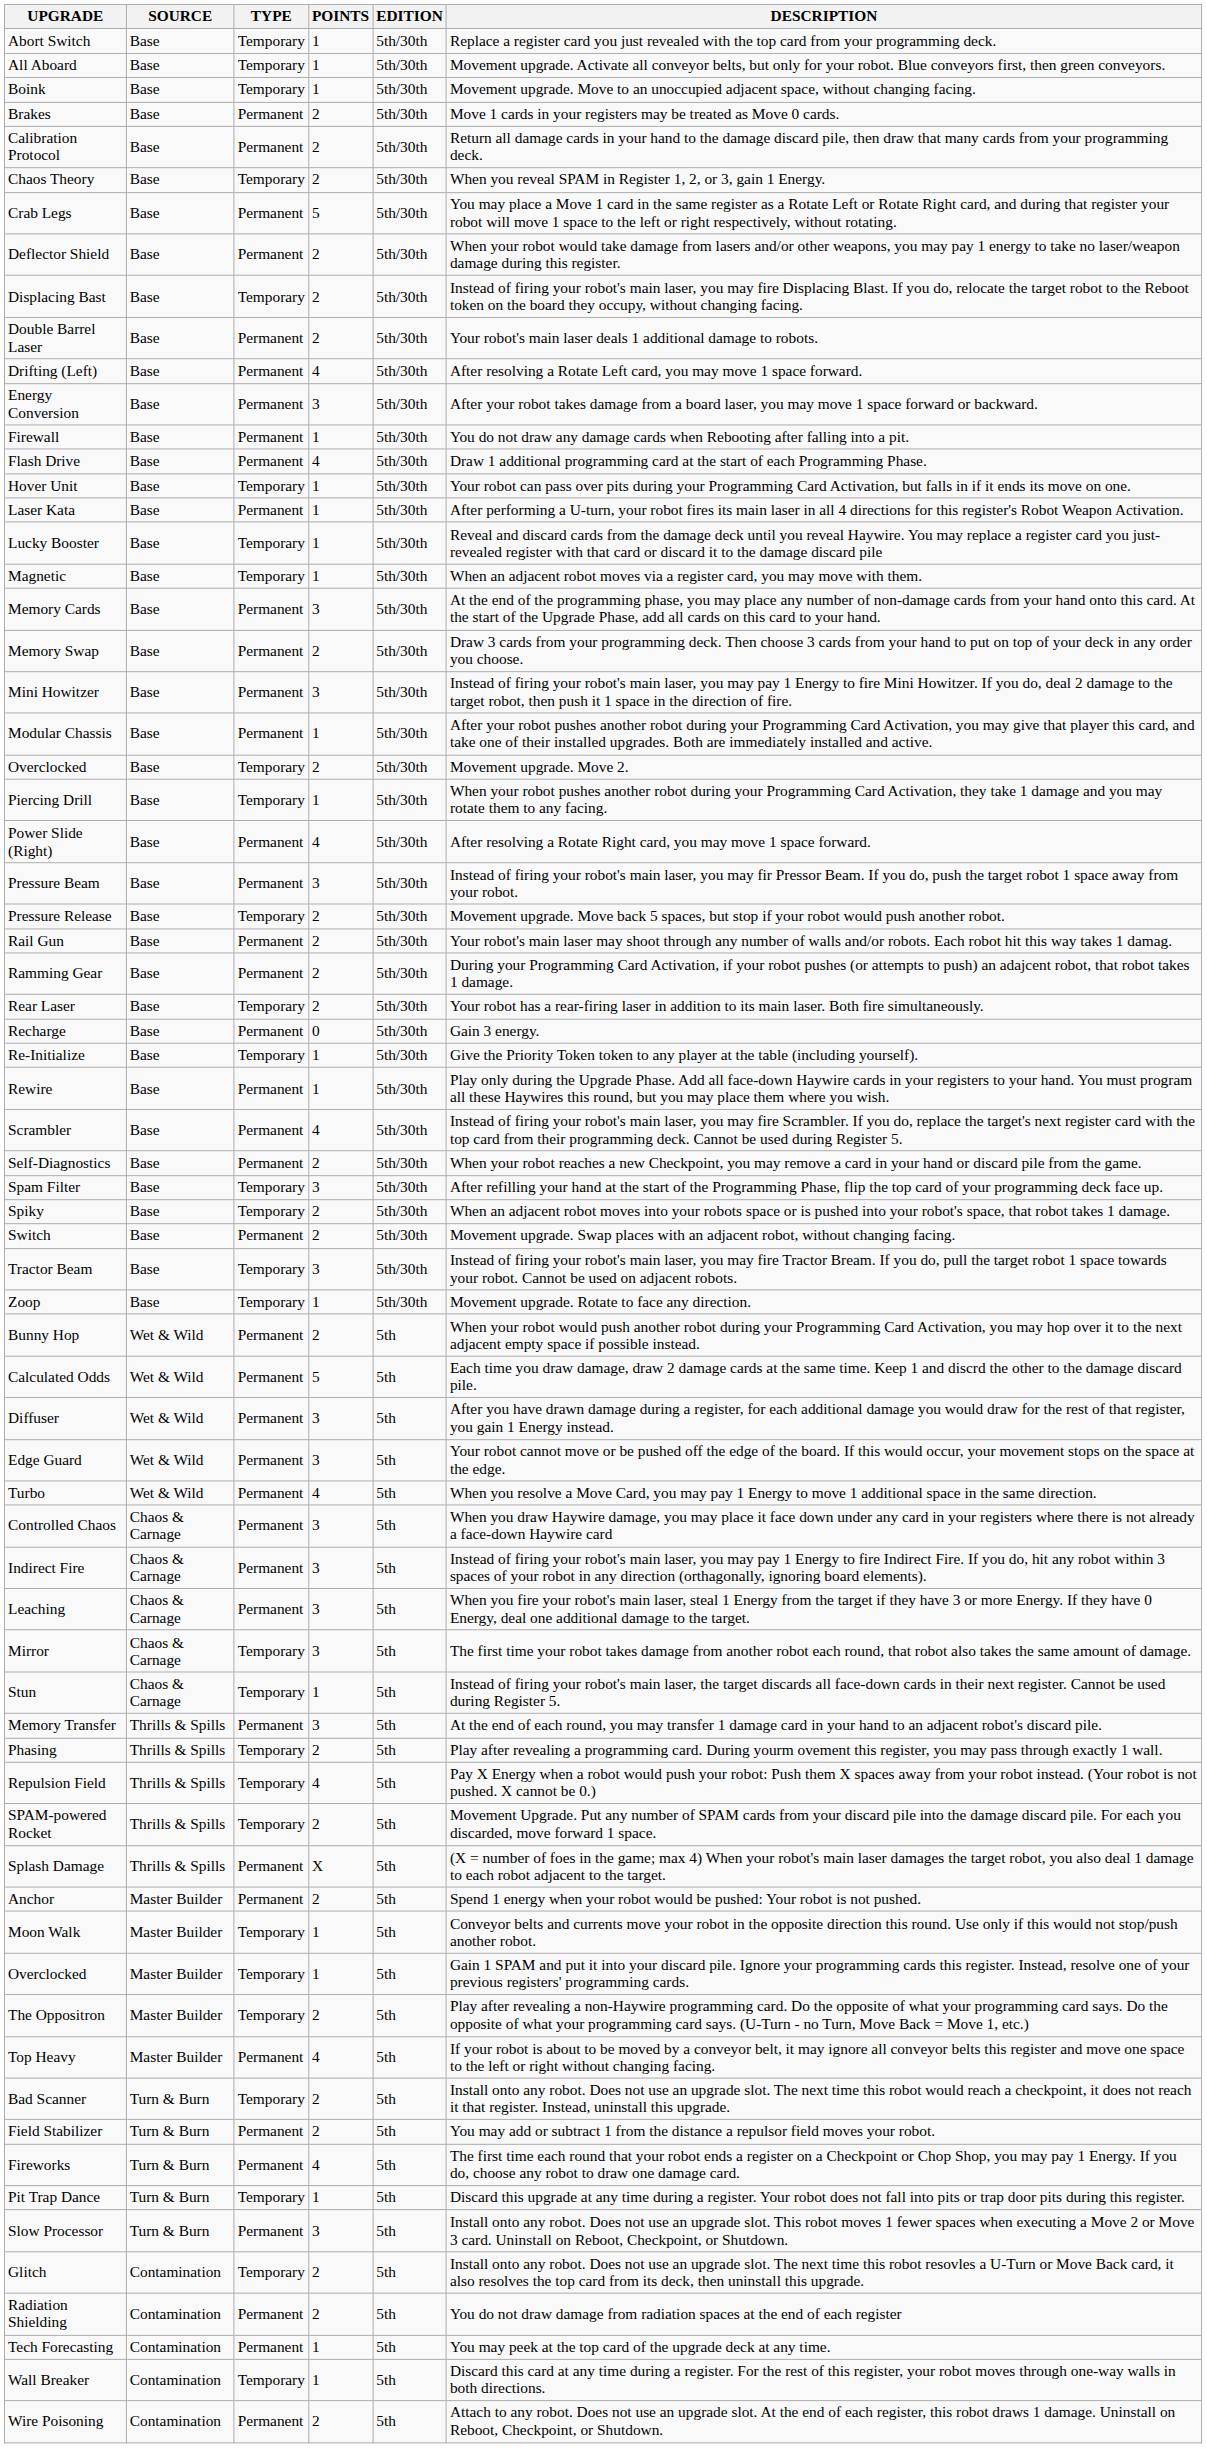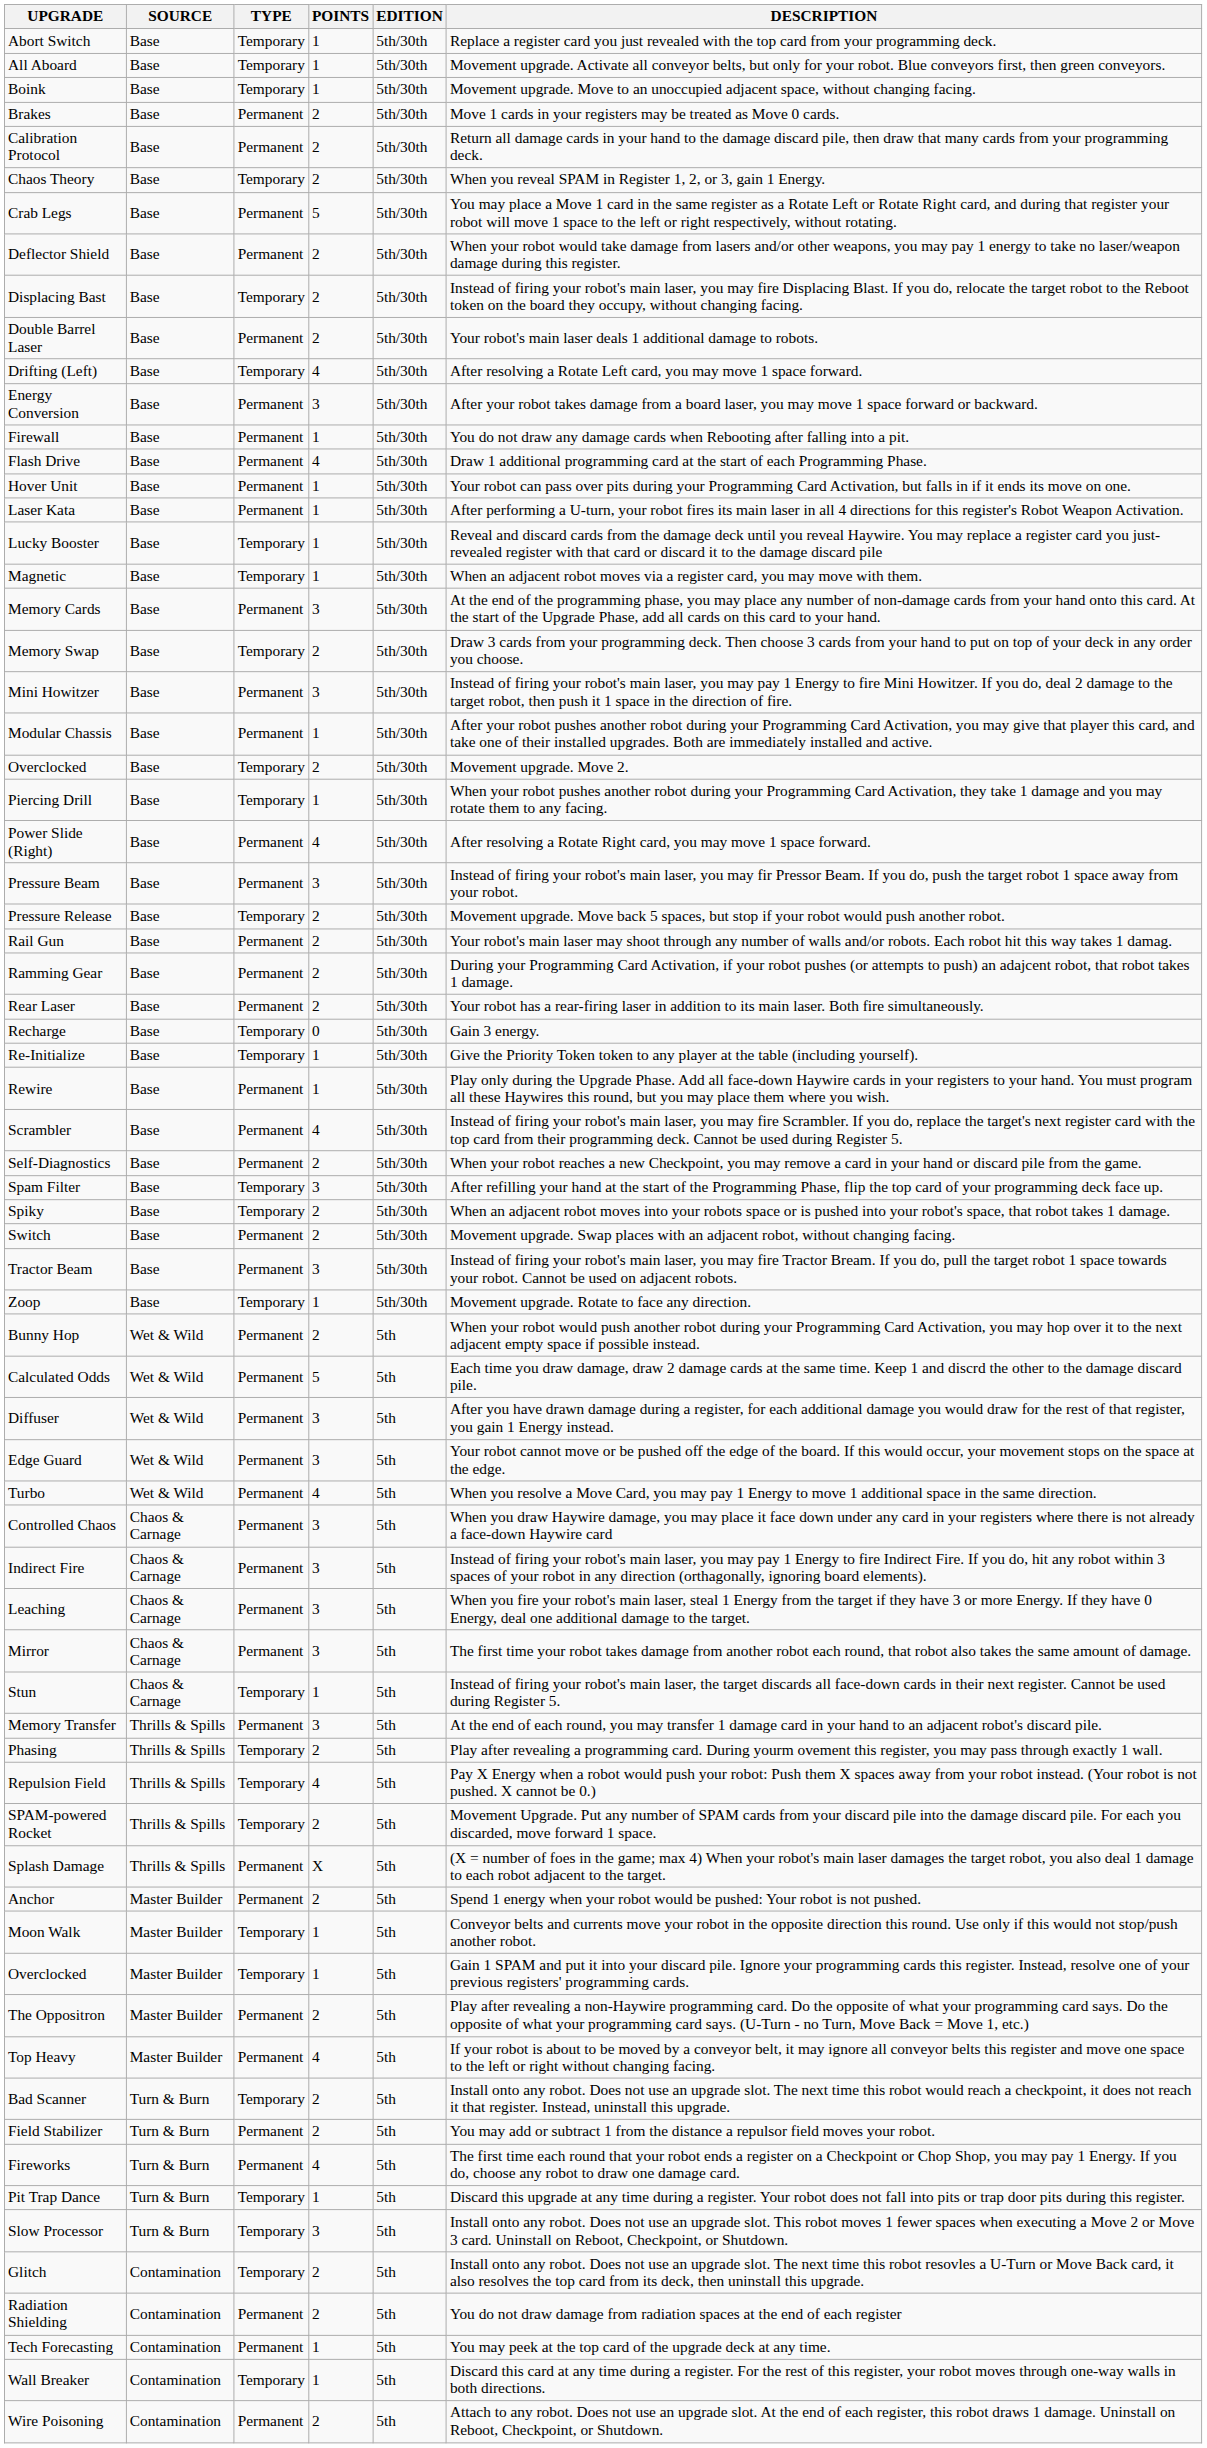(271, 371) Permanent -> (271, 371) Temporary
(271, 485) Temporary -> (271, 485) Permanent
(271, 650) Permanent -> (271, 650) Temporary
(271, 1006) Temporary -> (271, 1006) Permanent
(271, 1031) Permanent -> (271, 1031) Temporary
(271, 1269) Temporary -> (271, 1269) Permanent
(271, 1650) Temporary -> (271, 1650) Permanent
(271, 2015) Temporary -> (271, 2015) Permanent
(271, 2230) Permanent -> (271, 2230) Temporary
